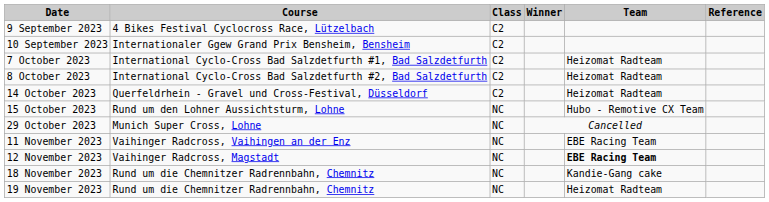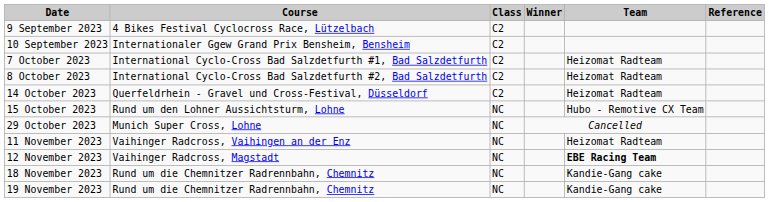(611, 141) EBE Racing Team -> (614, 141) Heizomat Radteam
(614, 190) Heizomat Radteam -> (614, 190) Kandie-Gang cake
